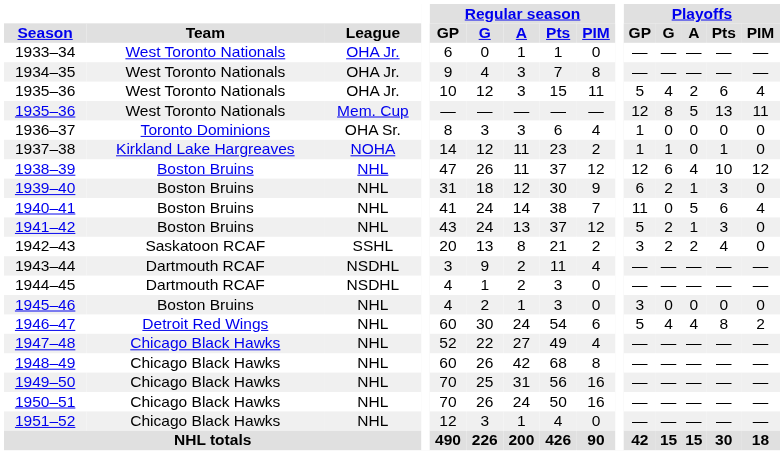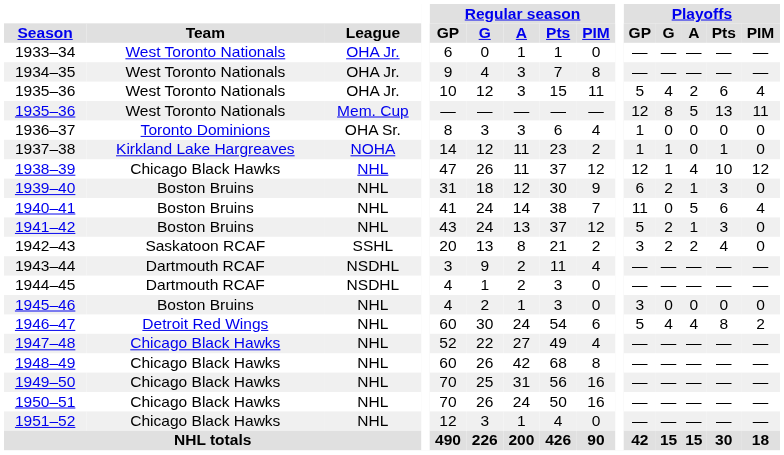(205, 168) Boston Bruins -> (205, 168) Chicago Black Hawks
(669, 168) 6 -> (669, 168) 1
